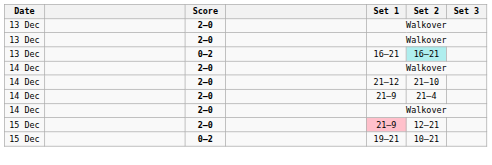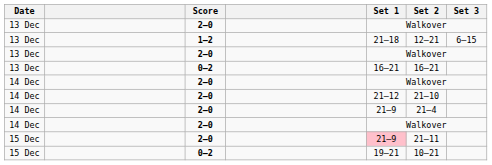+ row: (24, 39)
(426, 54) paleturquoise background -> (426, 68) no background
(426, 124) 12–21 -> (426, 138) 21–11
